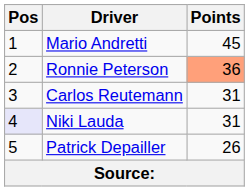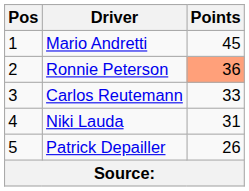(231, 96) 31 -> (231, 96) 33
(13, 122) lavender background -> (13, 122) no background
